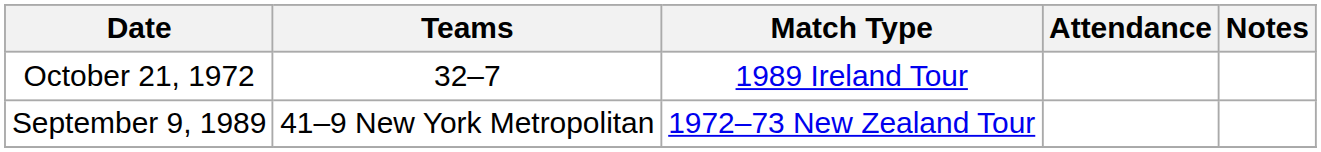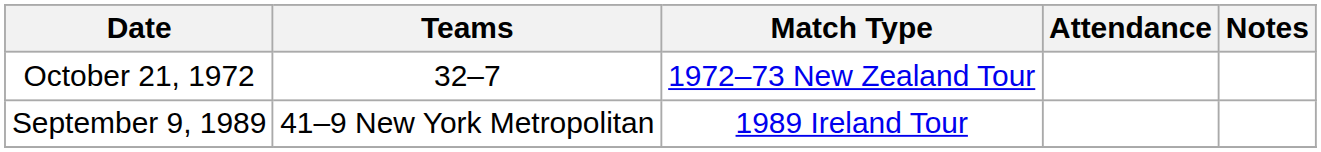(852, 75) 1989 Ireland Tour -> (852, 75) 1972–73 New Zealand Tour
(852, 123) 1972–73 New Zealand Tour -> (852, 123) 1989 Ireland Tour
